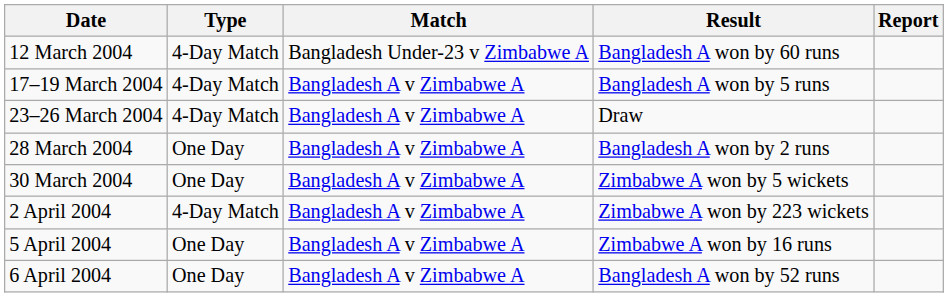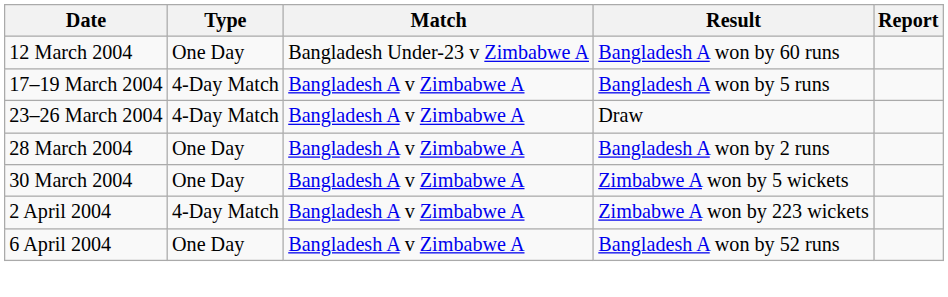(225, 52) 4-Day Match -> (208, 52) One Day
- row: (60, 244)
